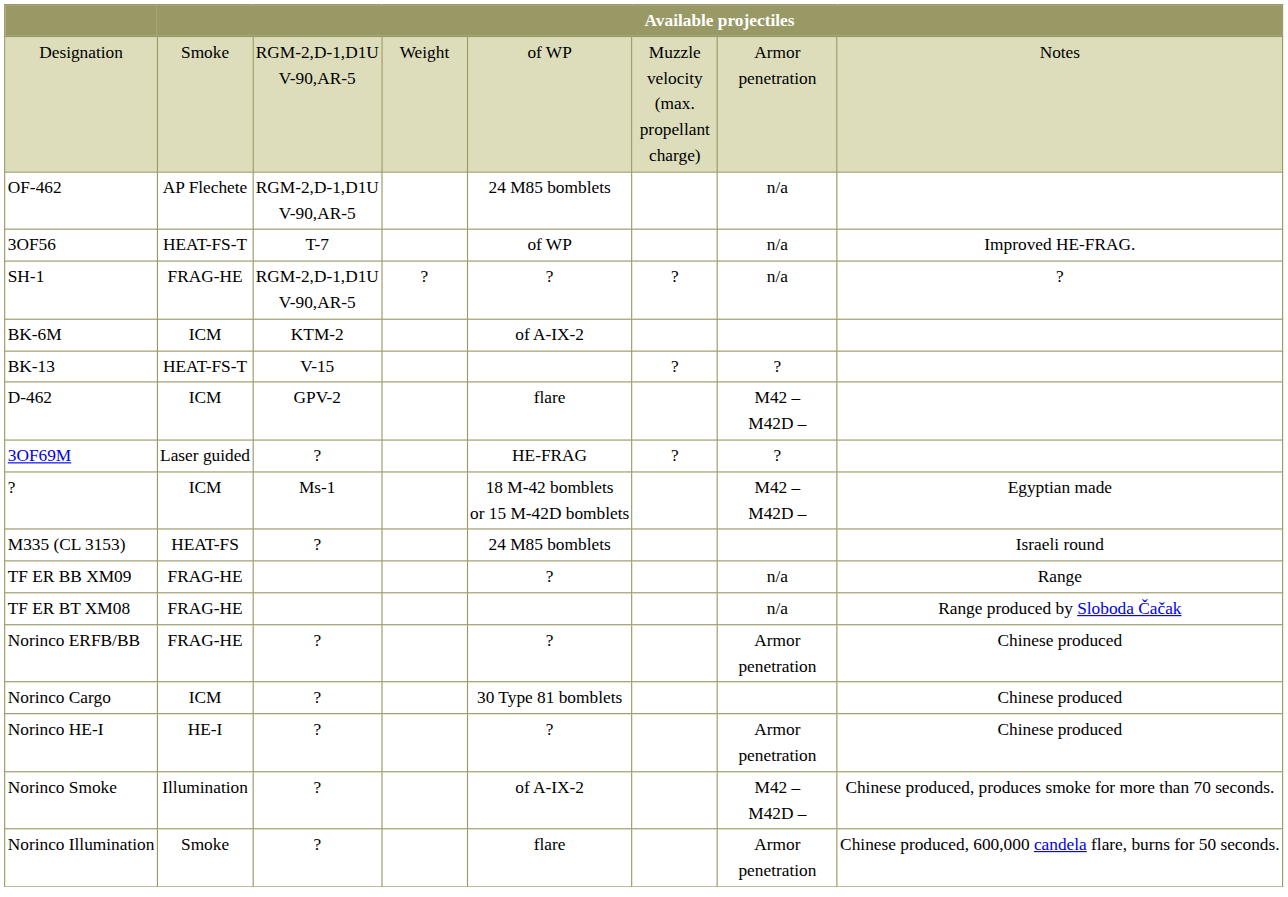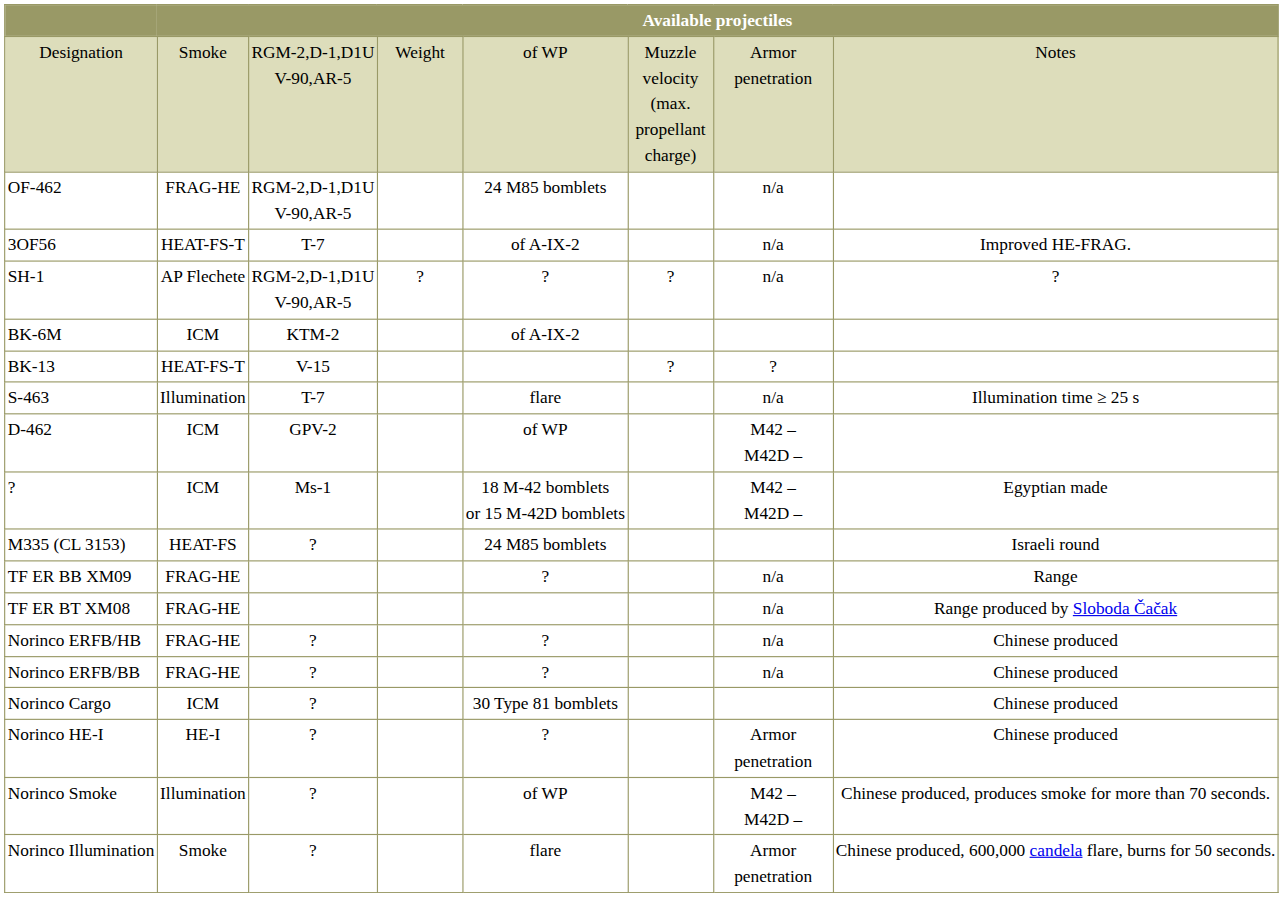(205, 187) AP Flechete -> (203, 187) FRAG-HE
(550, 244) of WP -> (545, 244) of A-IX-2
(205, 276) FRAG-HE -> (203, 276) AP Flechete
+ row: (28, 397)
(550, 397) flare -> (545, 429) of WP
- row: (39, 455)
+ row: (74, 639)
(777, 652) Armor penetration -> (773, 671) n/a
(550, 786) of A-IX-2 -> (545, 792) of WP
